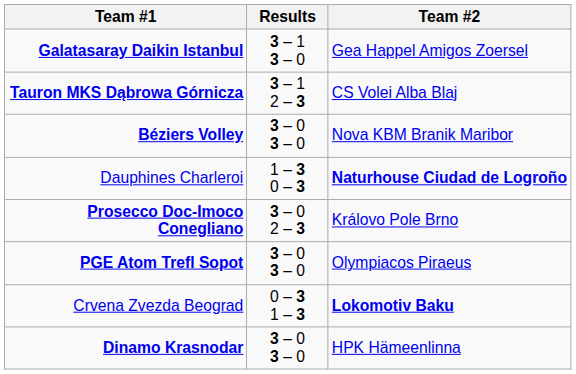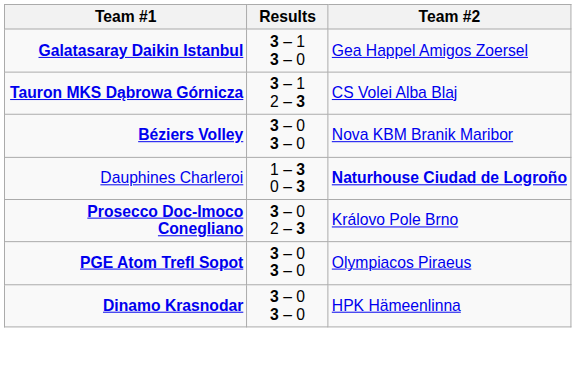- row: (158, 305)
